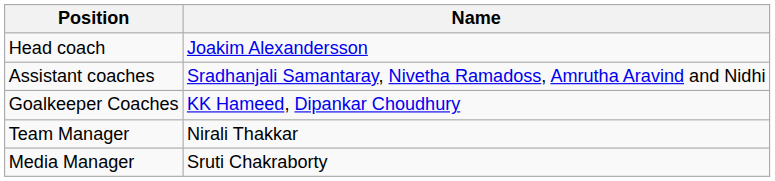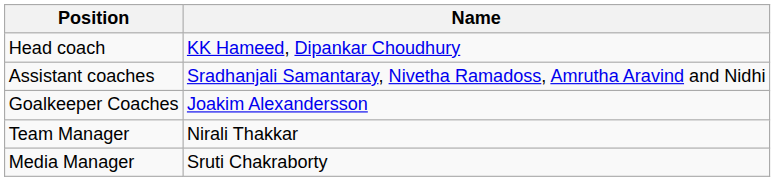(277, 47) Joakim Alexandersson -> (324, 47) KK Hameed, Dipankar Choudhury
(324, 104) KK Hameed, Dipankar Choudhury -> (277, 104) Joakim Alexandersson
